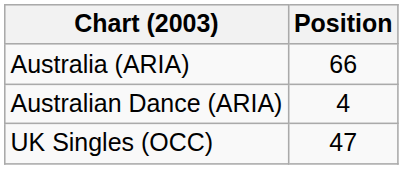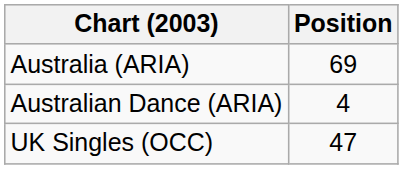(343, 63) 66 -> (343, 63) 69
